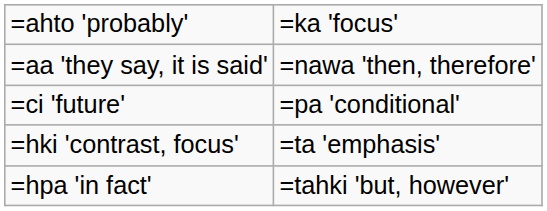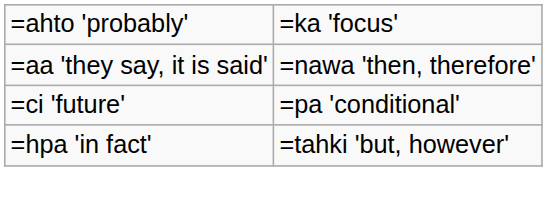- row: (125, 144)
